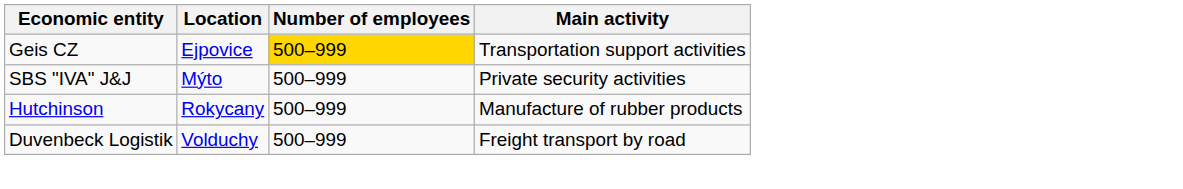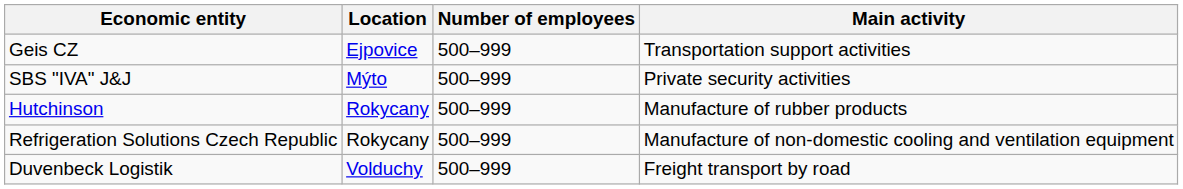(310, 49) gold background -> (474, 49) no background
+ row: (173, 139)
